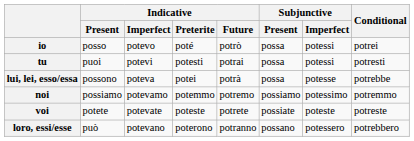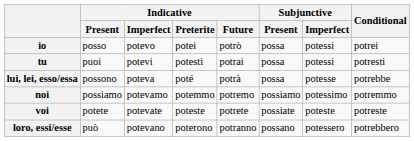(184, 45) poté -> (186, 45) potei
(186, 78) potei -> (184, 78) poté
